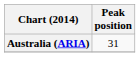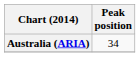(113, 43) 31 -> (113, 43) 34
